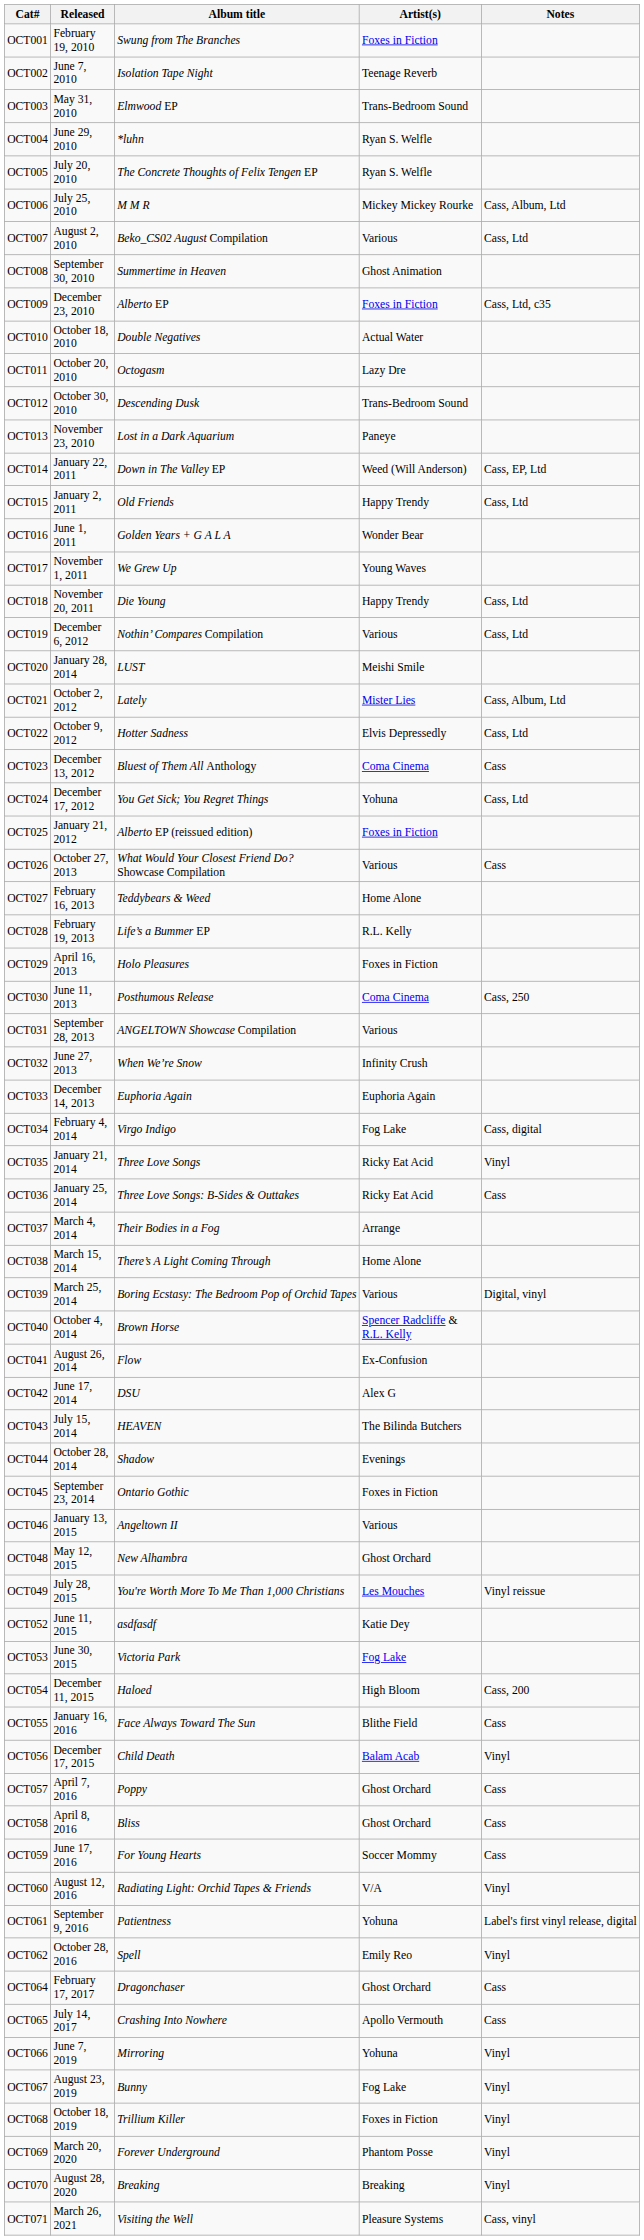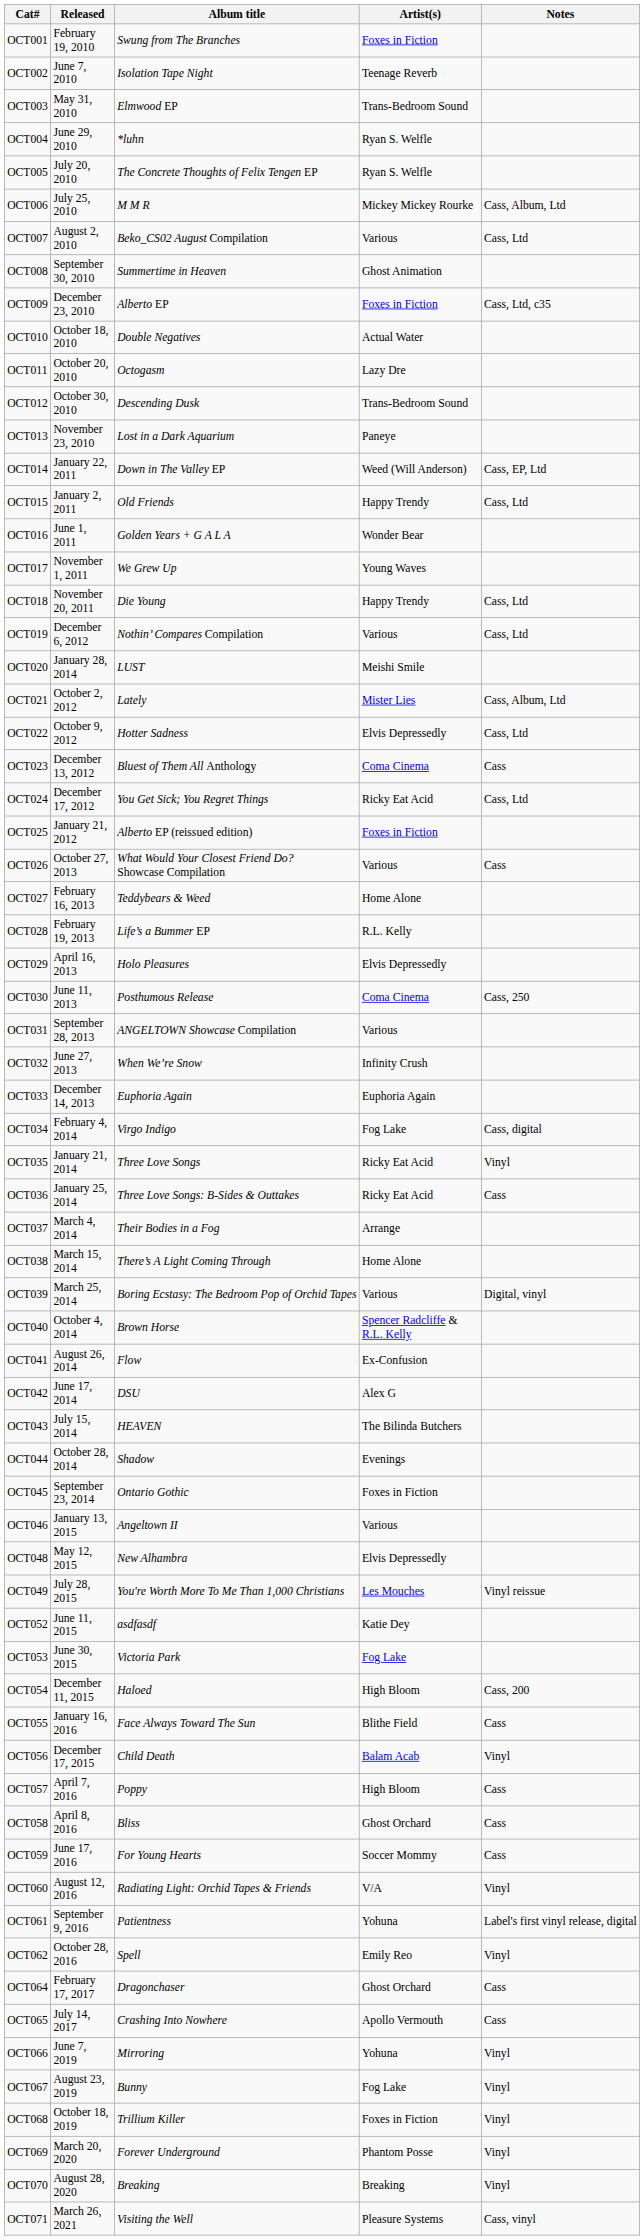(380, 799) Yohuna -> (398, 799) Ricky Eat Acid
(400, 964) Foxes in Fiction -> (404, 964) Elvis Depressedly
(396, 1558) Ghost Orchard -> (404, 1558) Elvis Depressedly
(396, 1790) Ghost Orchard -> (391, 1790) High Bloom
